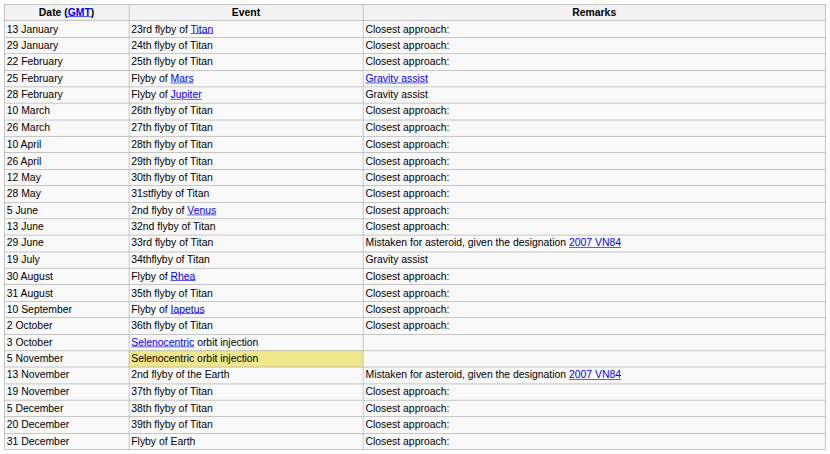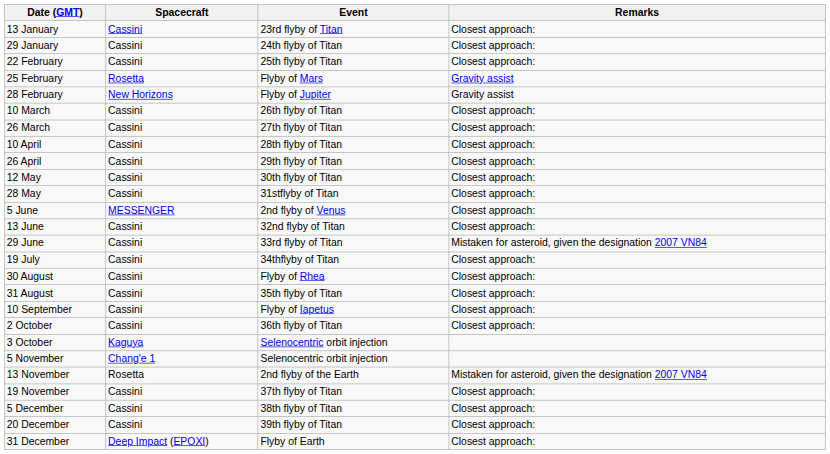+ column: (182, 12)
(397, 260) Gravity assist -> (493, 260) Closest approach:
(195, 359) khaki background -> (324, 359) no background
